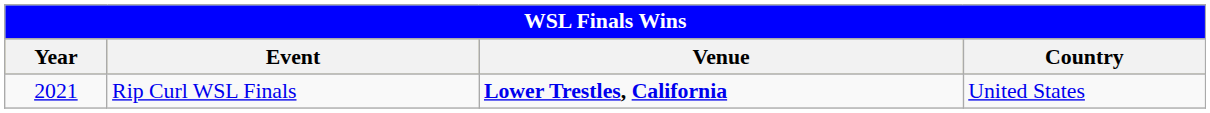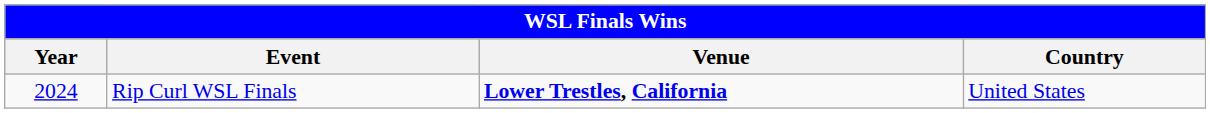(56, 90) 2021 -> (56, 90) 2024
